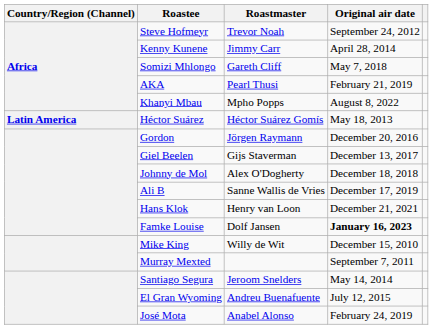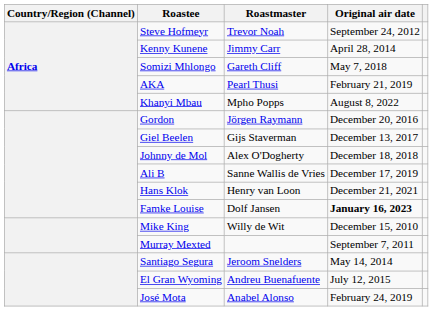- row: (172, 119)
